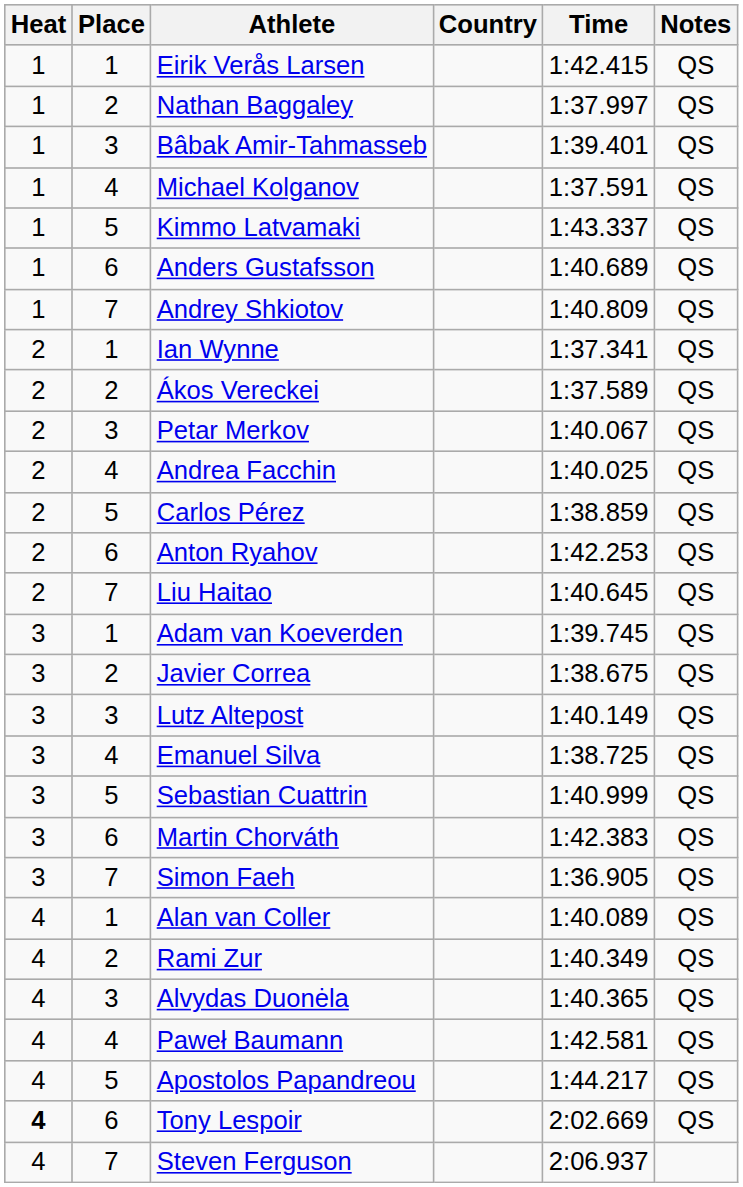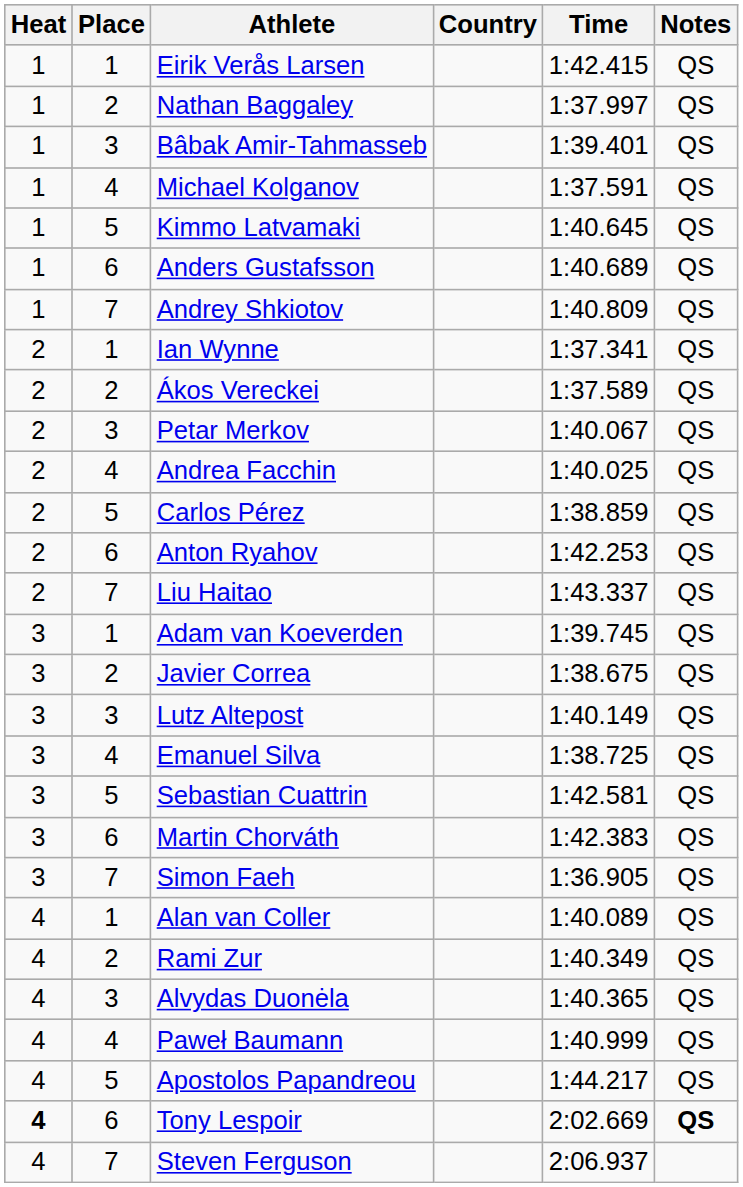(599, 227) 1:43.337 -> (599, 227) 1:40.645
(599, 593) 1:40.645 -> (599, 593) 1:43.337
(599, 796) 1:40.999 -> (599, 796) 1:42.581
(599, 1039) 1:42.581 -> (599, 1039) 1:40.999
(696, 1120) normal -> (696, 1120) bold
